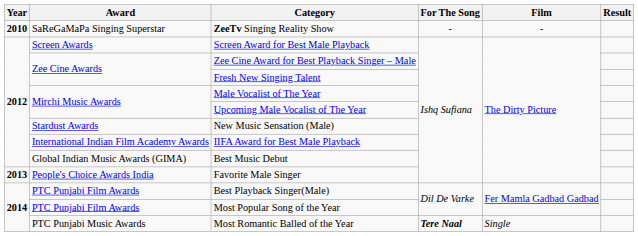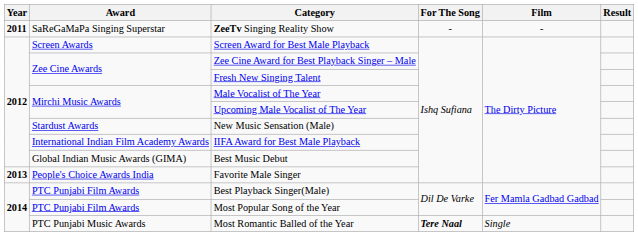(17, 28) 2010 -> (17, 28) 2011
